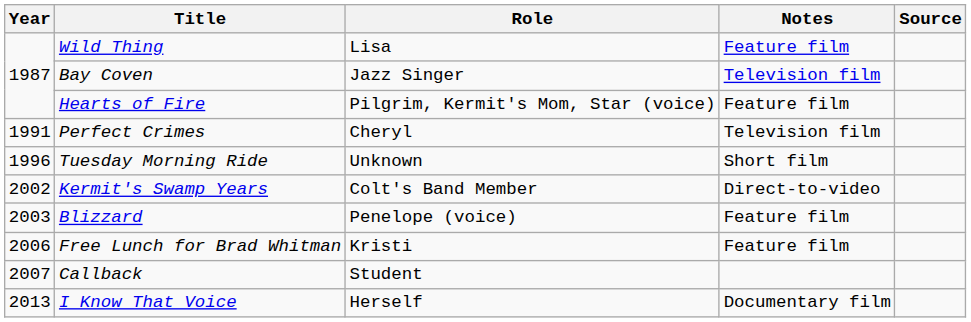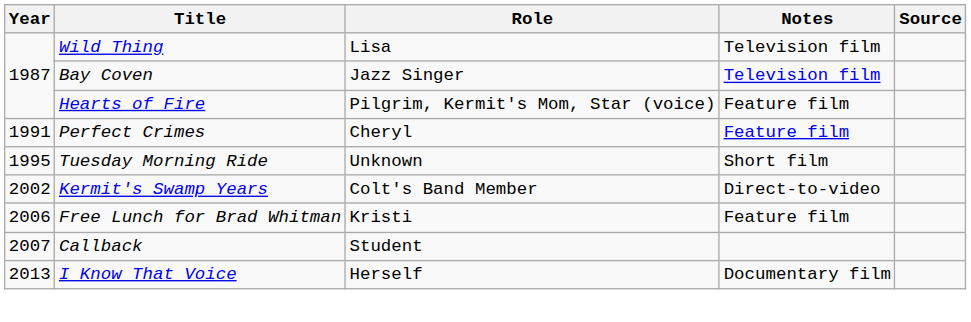(786, 47) Feature film -> (802, 47) Television film
(802, 132) Television film -> (786, 132) Feature film
(30, 161) 1996 -> (30, 161) 1995
- row: (101, 218)
